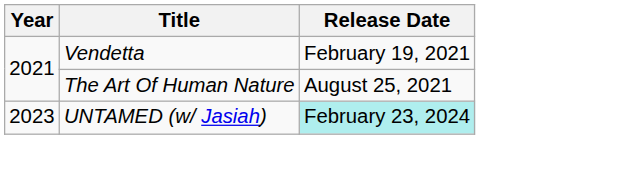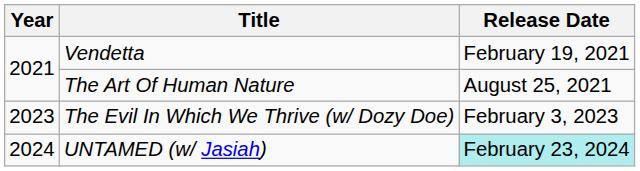+ row: (259, 117)
(32, 117) 2023 -> (32, 149) 2024
